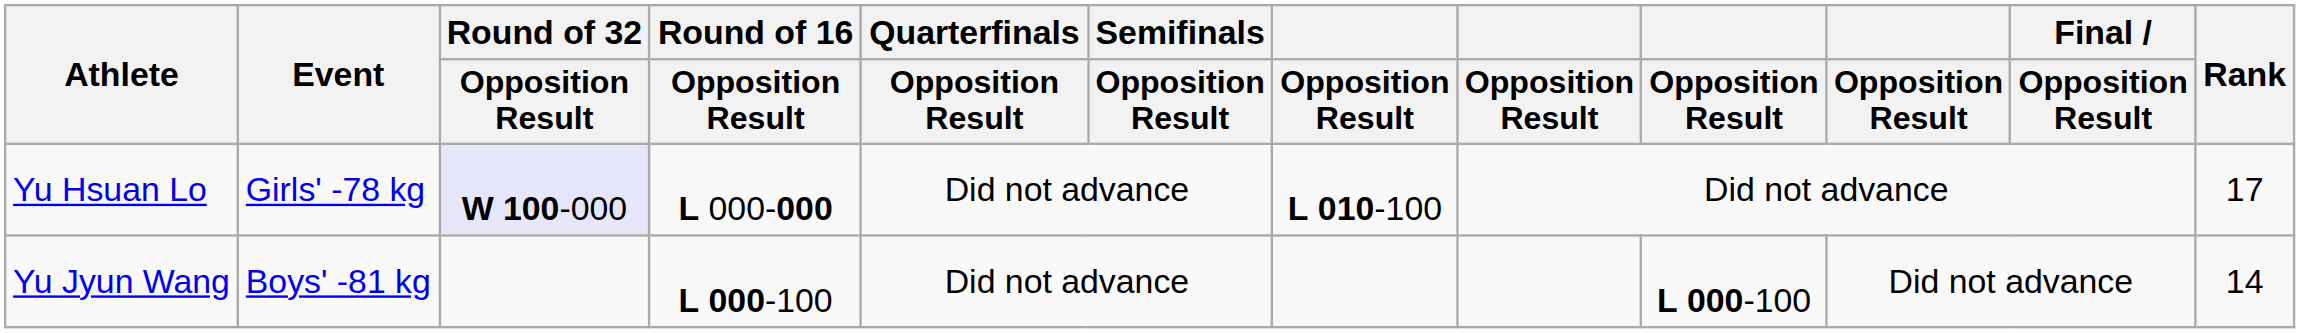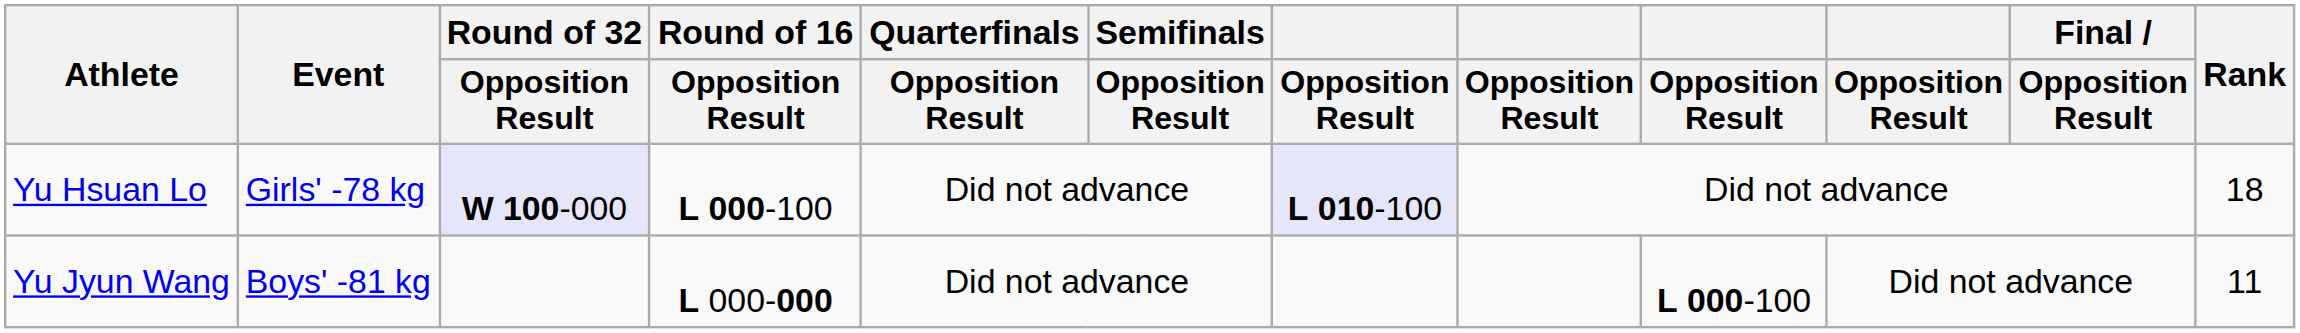(756, 209) L 000-000 -> (756, 209) L 000-100
(1365, 209) no background -> (1365, 209) lavender background
(2245, 190) 17 -> (2245, 190) 18
(756, 300) L 000-100 -> (756, 300) L 000-000
(2245, 281) 14 -> (2245, 281) 11
